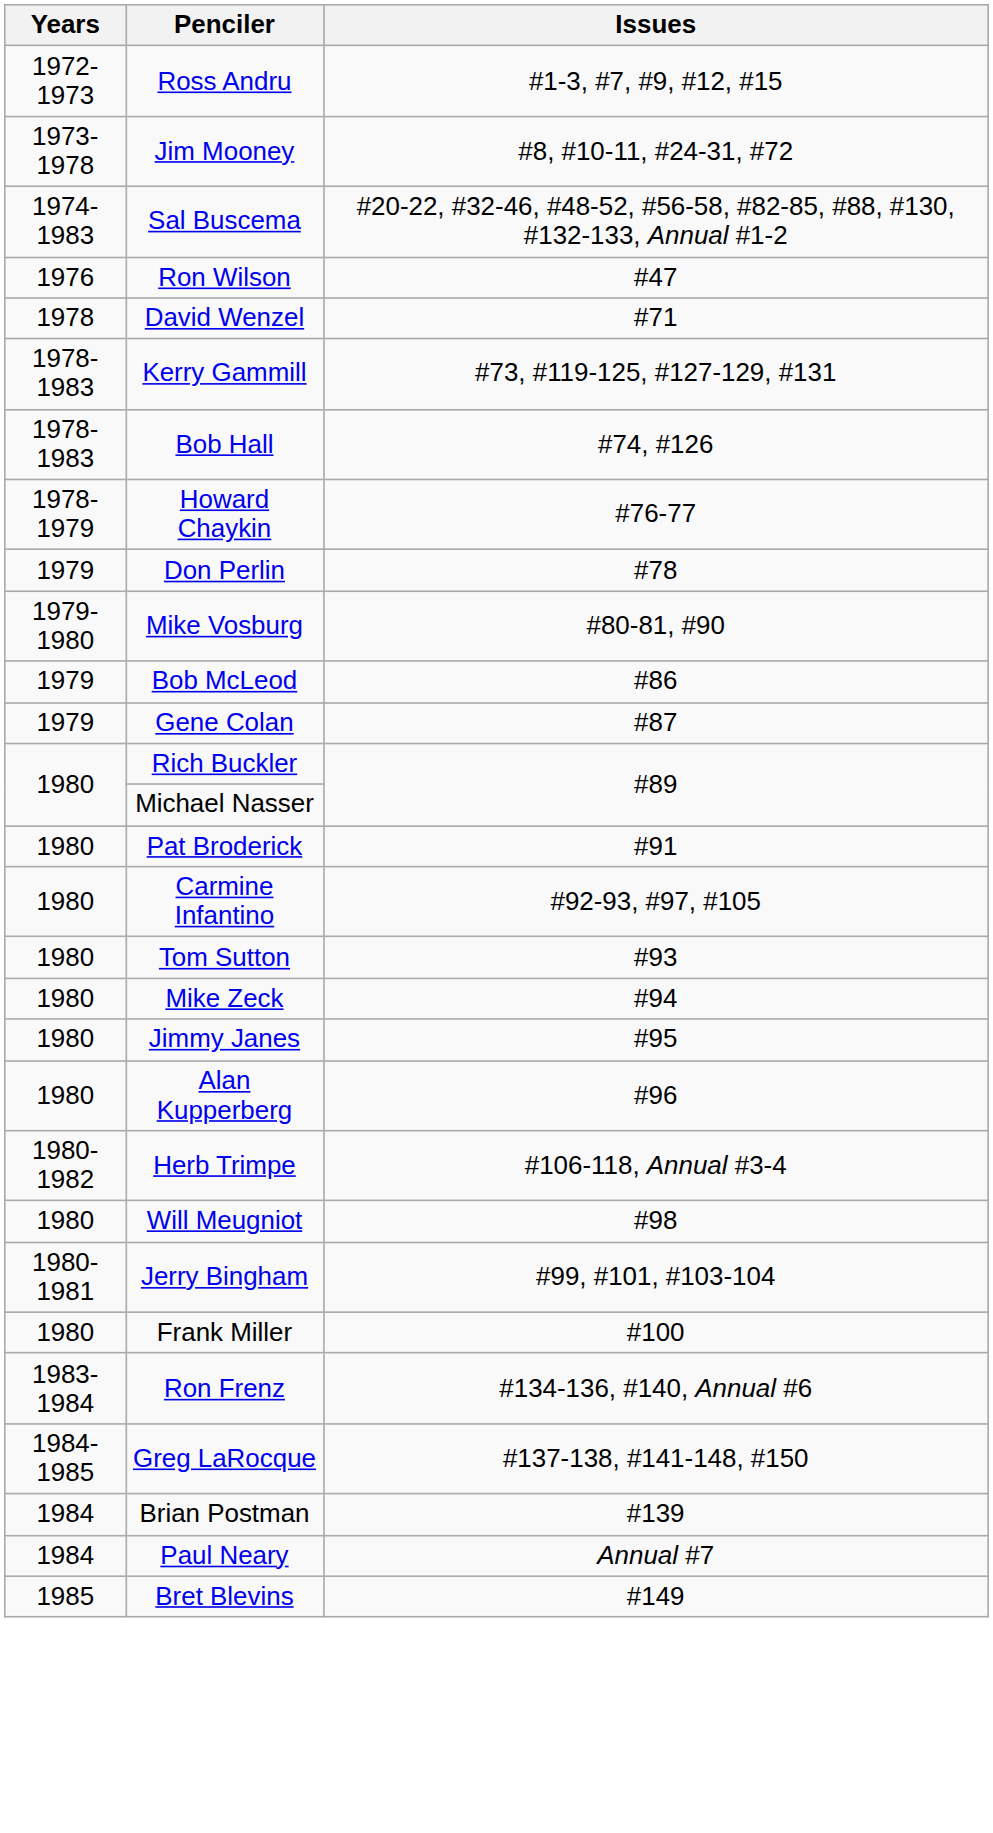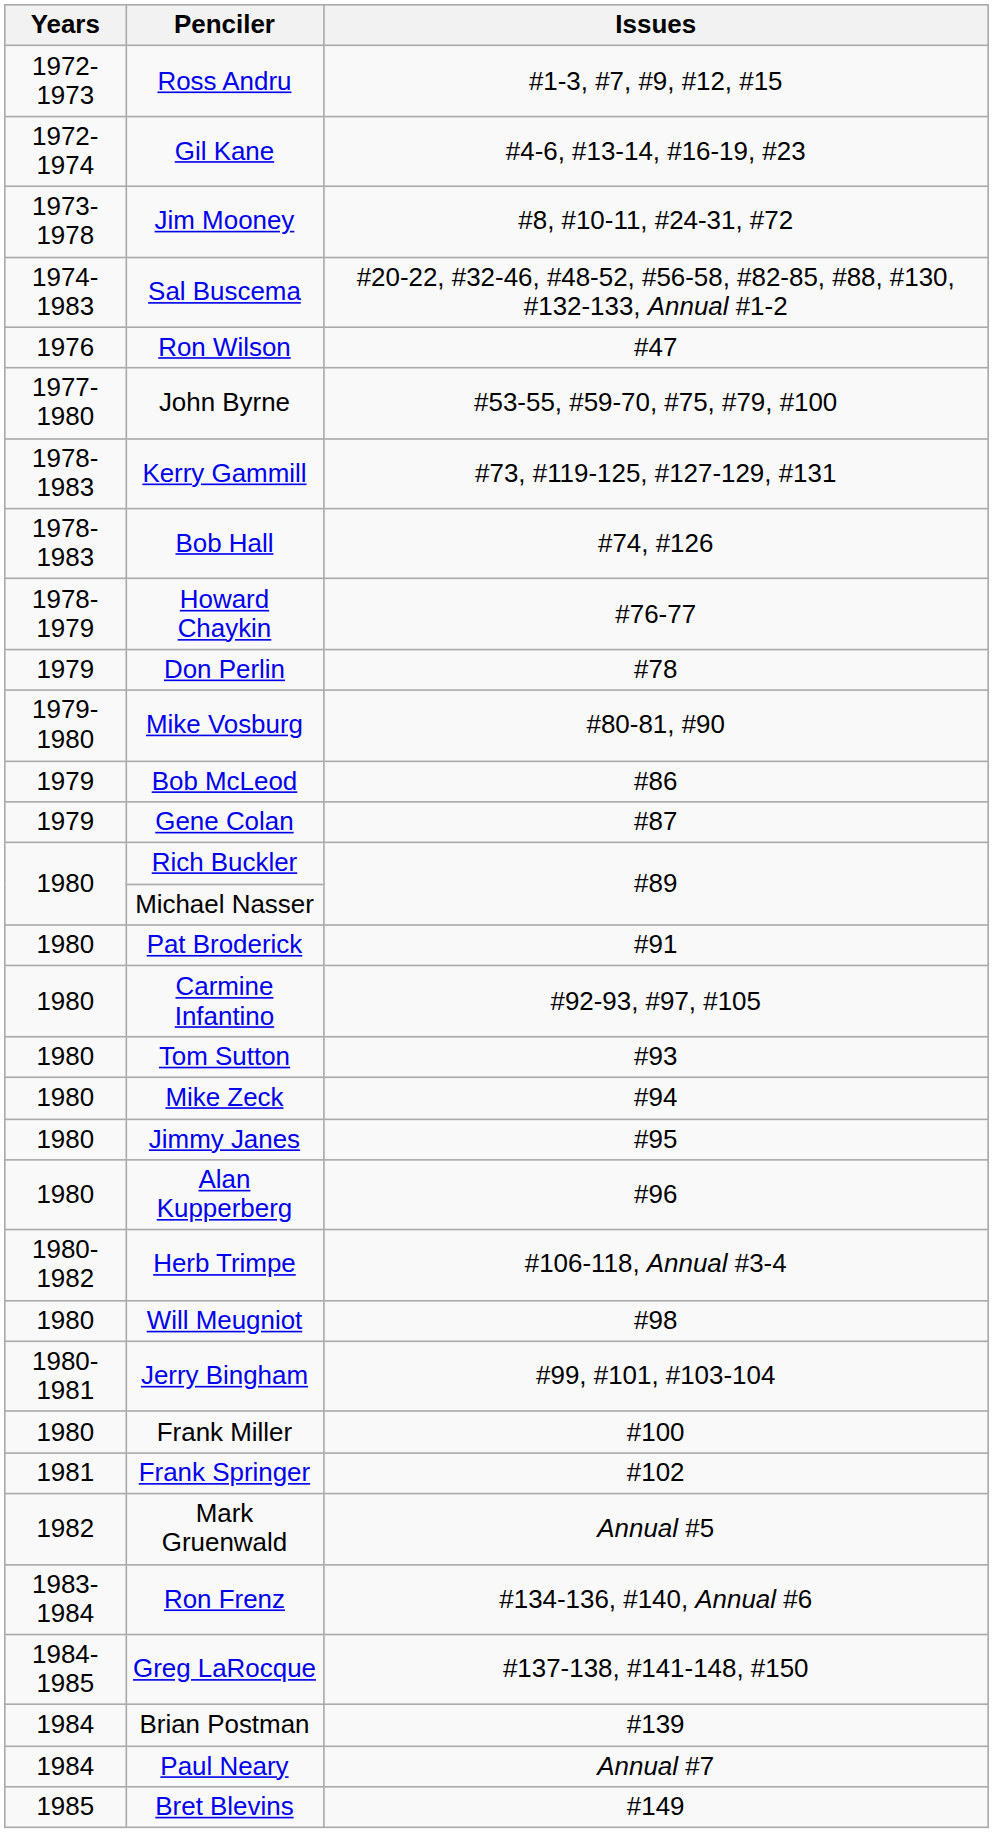+ row: (224, 151)
+ row: (224, 402)
- row: (224, 318)
+ row: (224, 1472)
+ row: (224, 1528)
